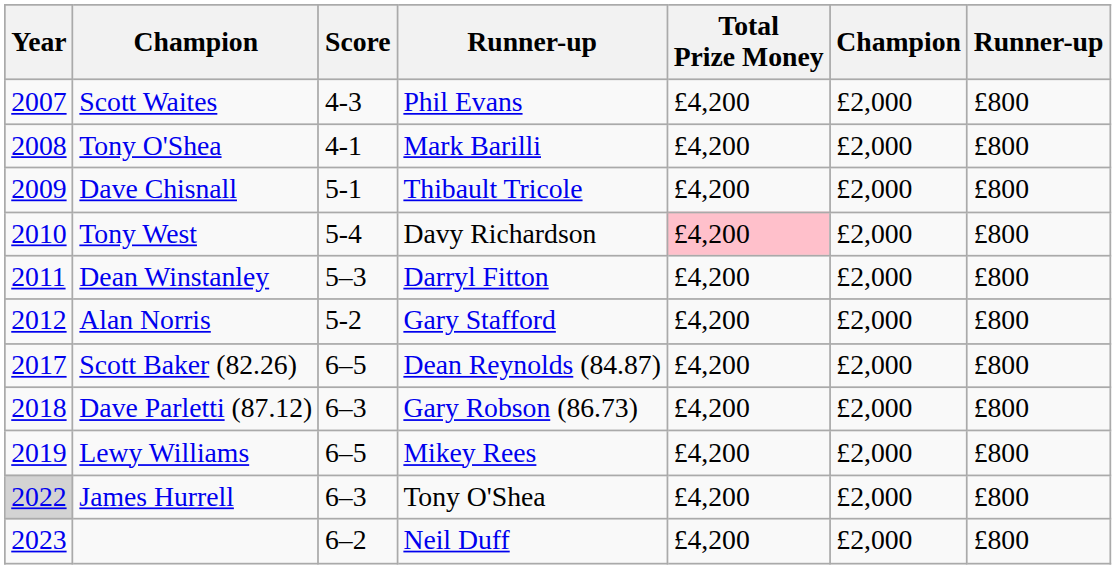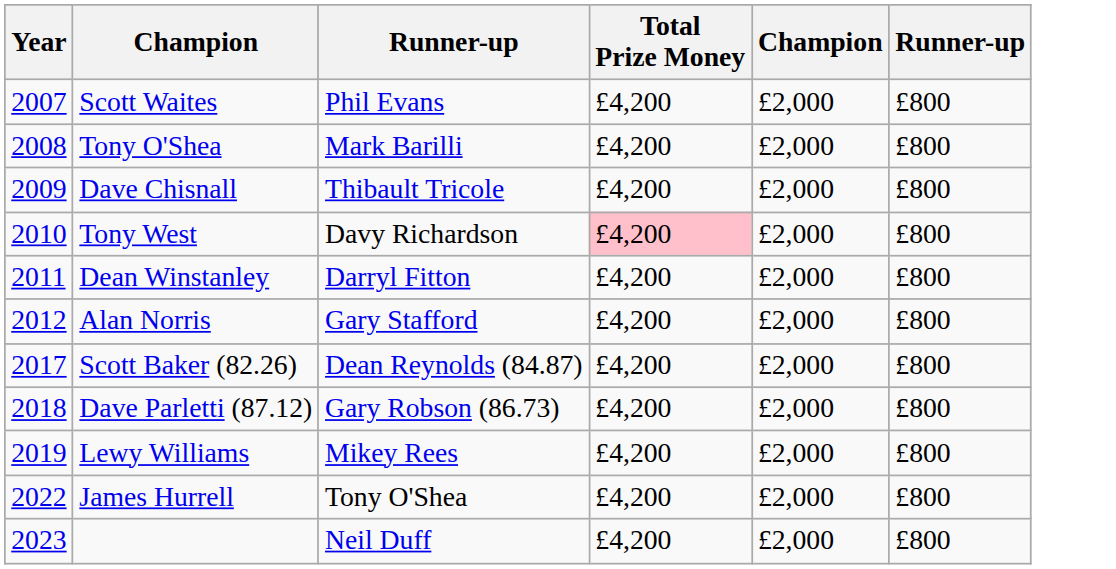- column: (358, 42)
(39, 496) lightgrey background -> (39, 496) no background
